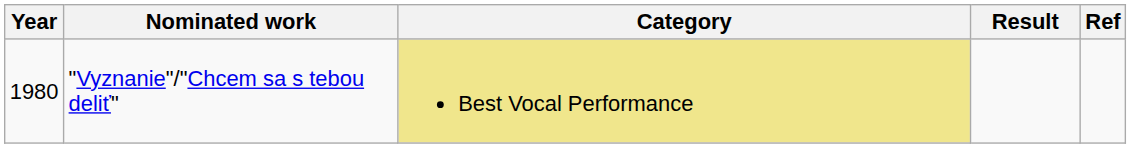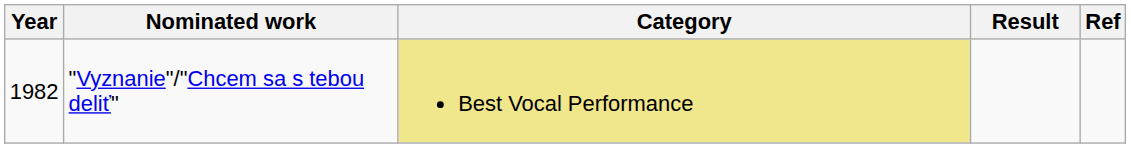(34, 90) 1980 -> (34, 90) 1982
